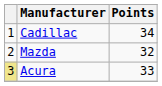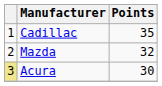(147, 34) 34 -> (147, 34) 35
(147, 72) 33 -> (147, 72) 30
